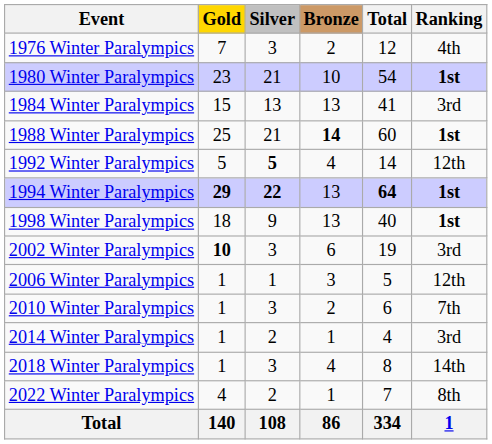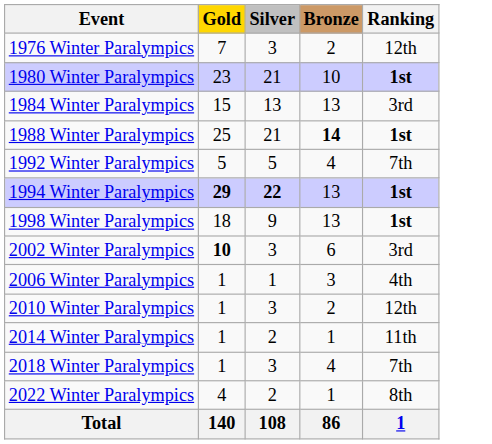- column: (387, 18)
(449, 47) 4th -> (401, 47) 12th
(272, 163) bold -> (272, 163) normal
(449, 163) 12th -> (401, 163) 7th
(449, 279) 12th -> (401, 279) 4th
(449, 308) 7th -> (401, 308) 12th
(449, 337) 3rd -> (401, 337) 11th
(449, 366) 14th -> (401, 366) 7th
